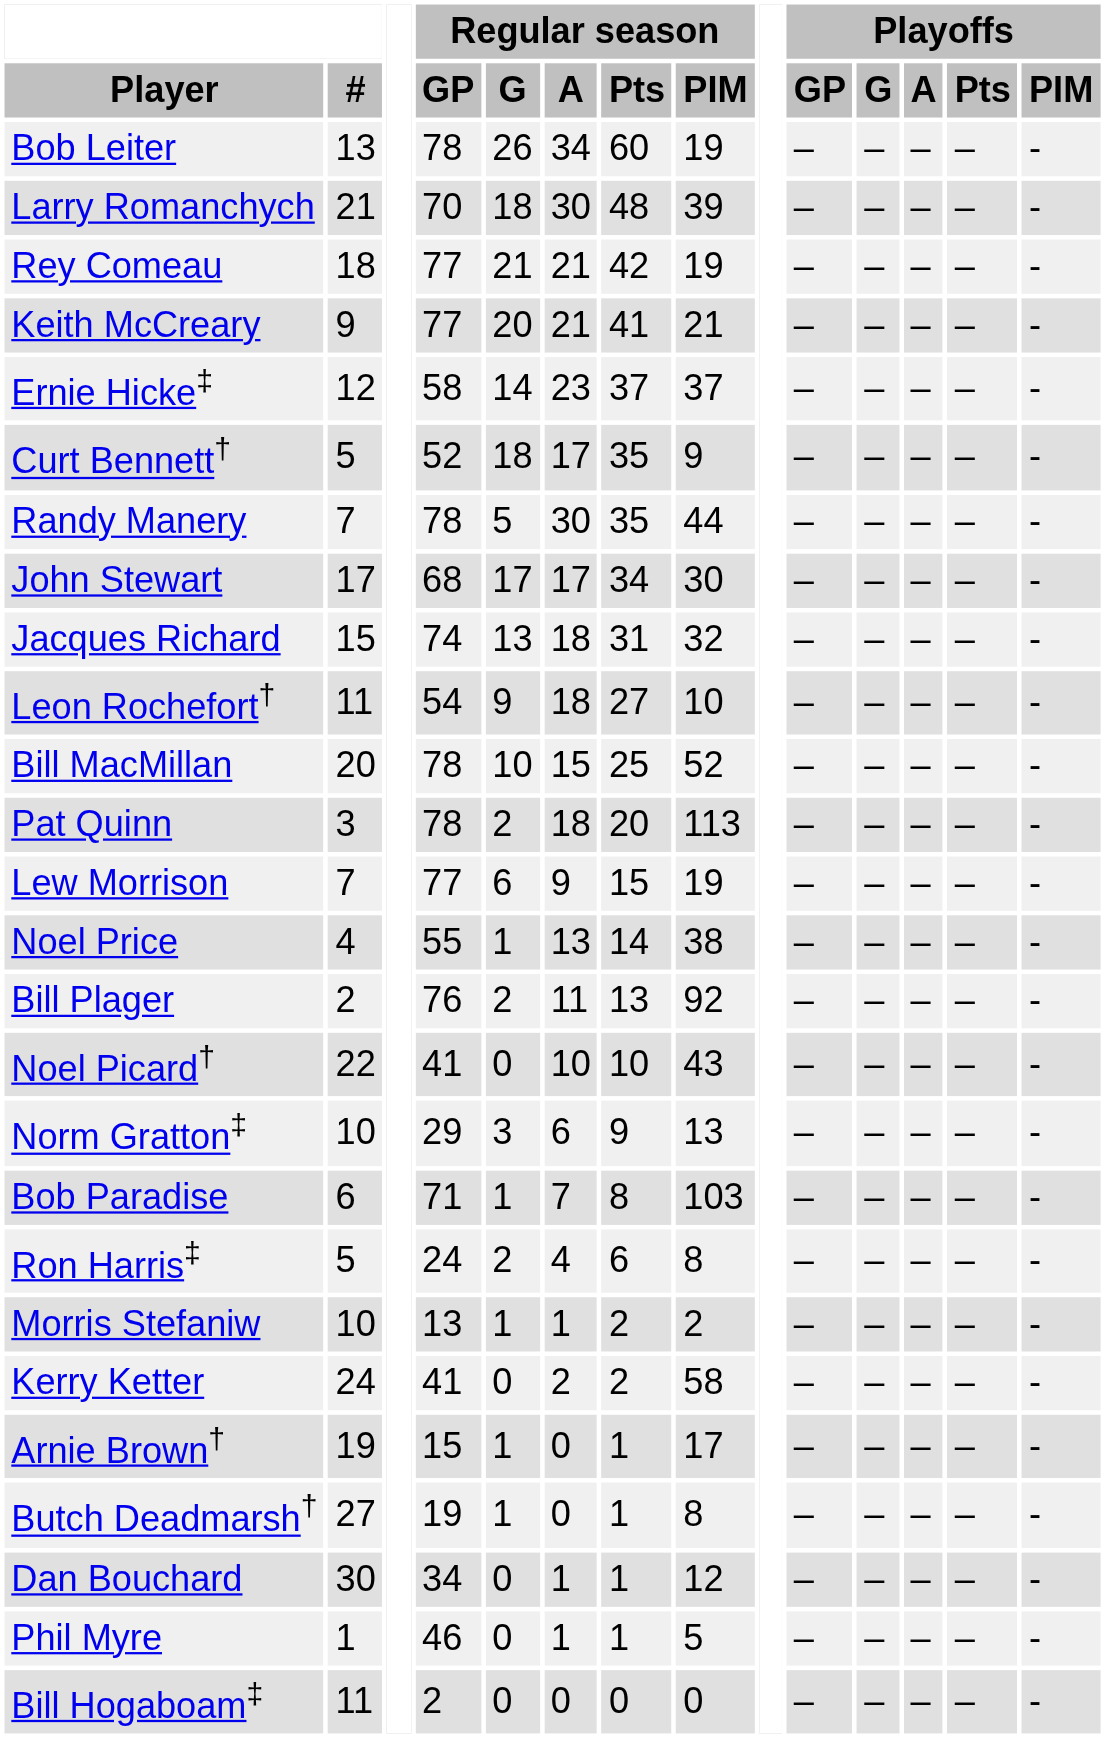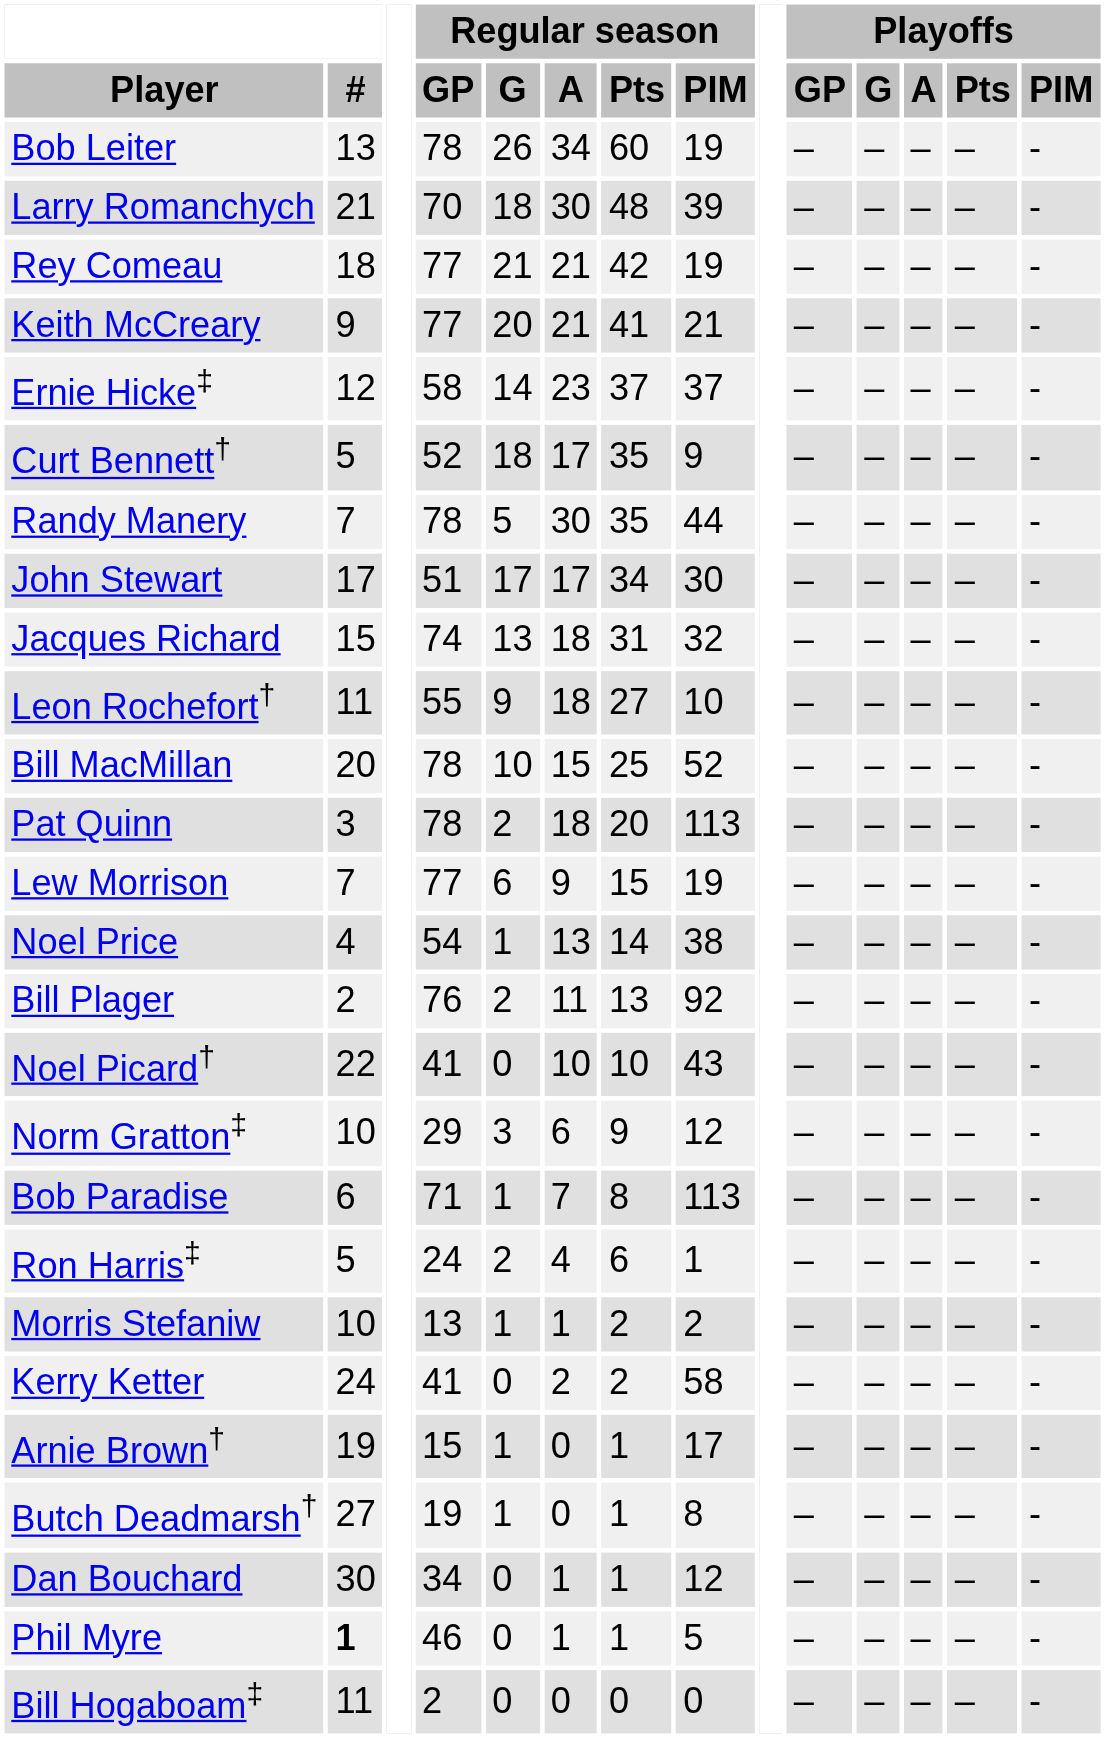(442, 579) 68 -> (442, 579) 51
(442, 701) 54 -> (442, 701) 55
(442, 941) 55 -> (442, 941) 54
(703, 1132) 13 -> (703, 1132) 12
(714, 1196) 103 -> (712, 1196) 113
(693, 1259) 8 -> (693, 1259) 1
(346, 1637) normal -> (346, 1637) bold
